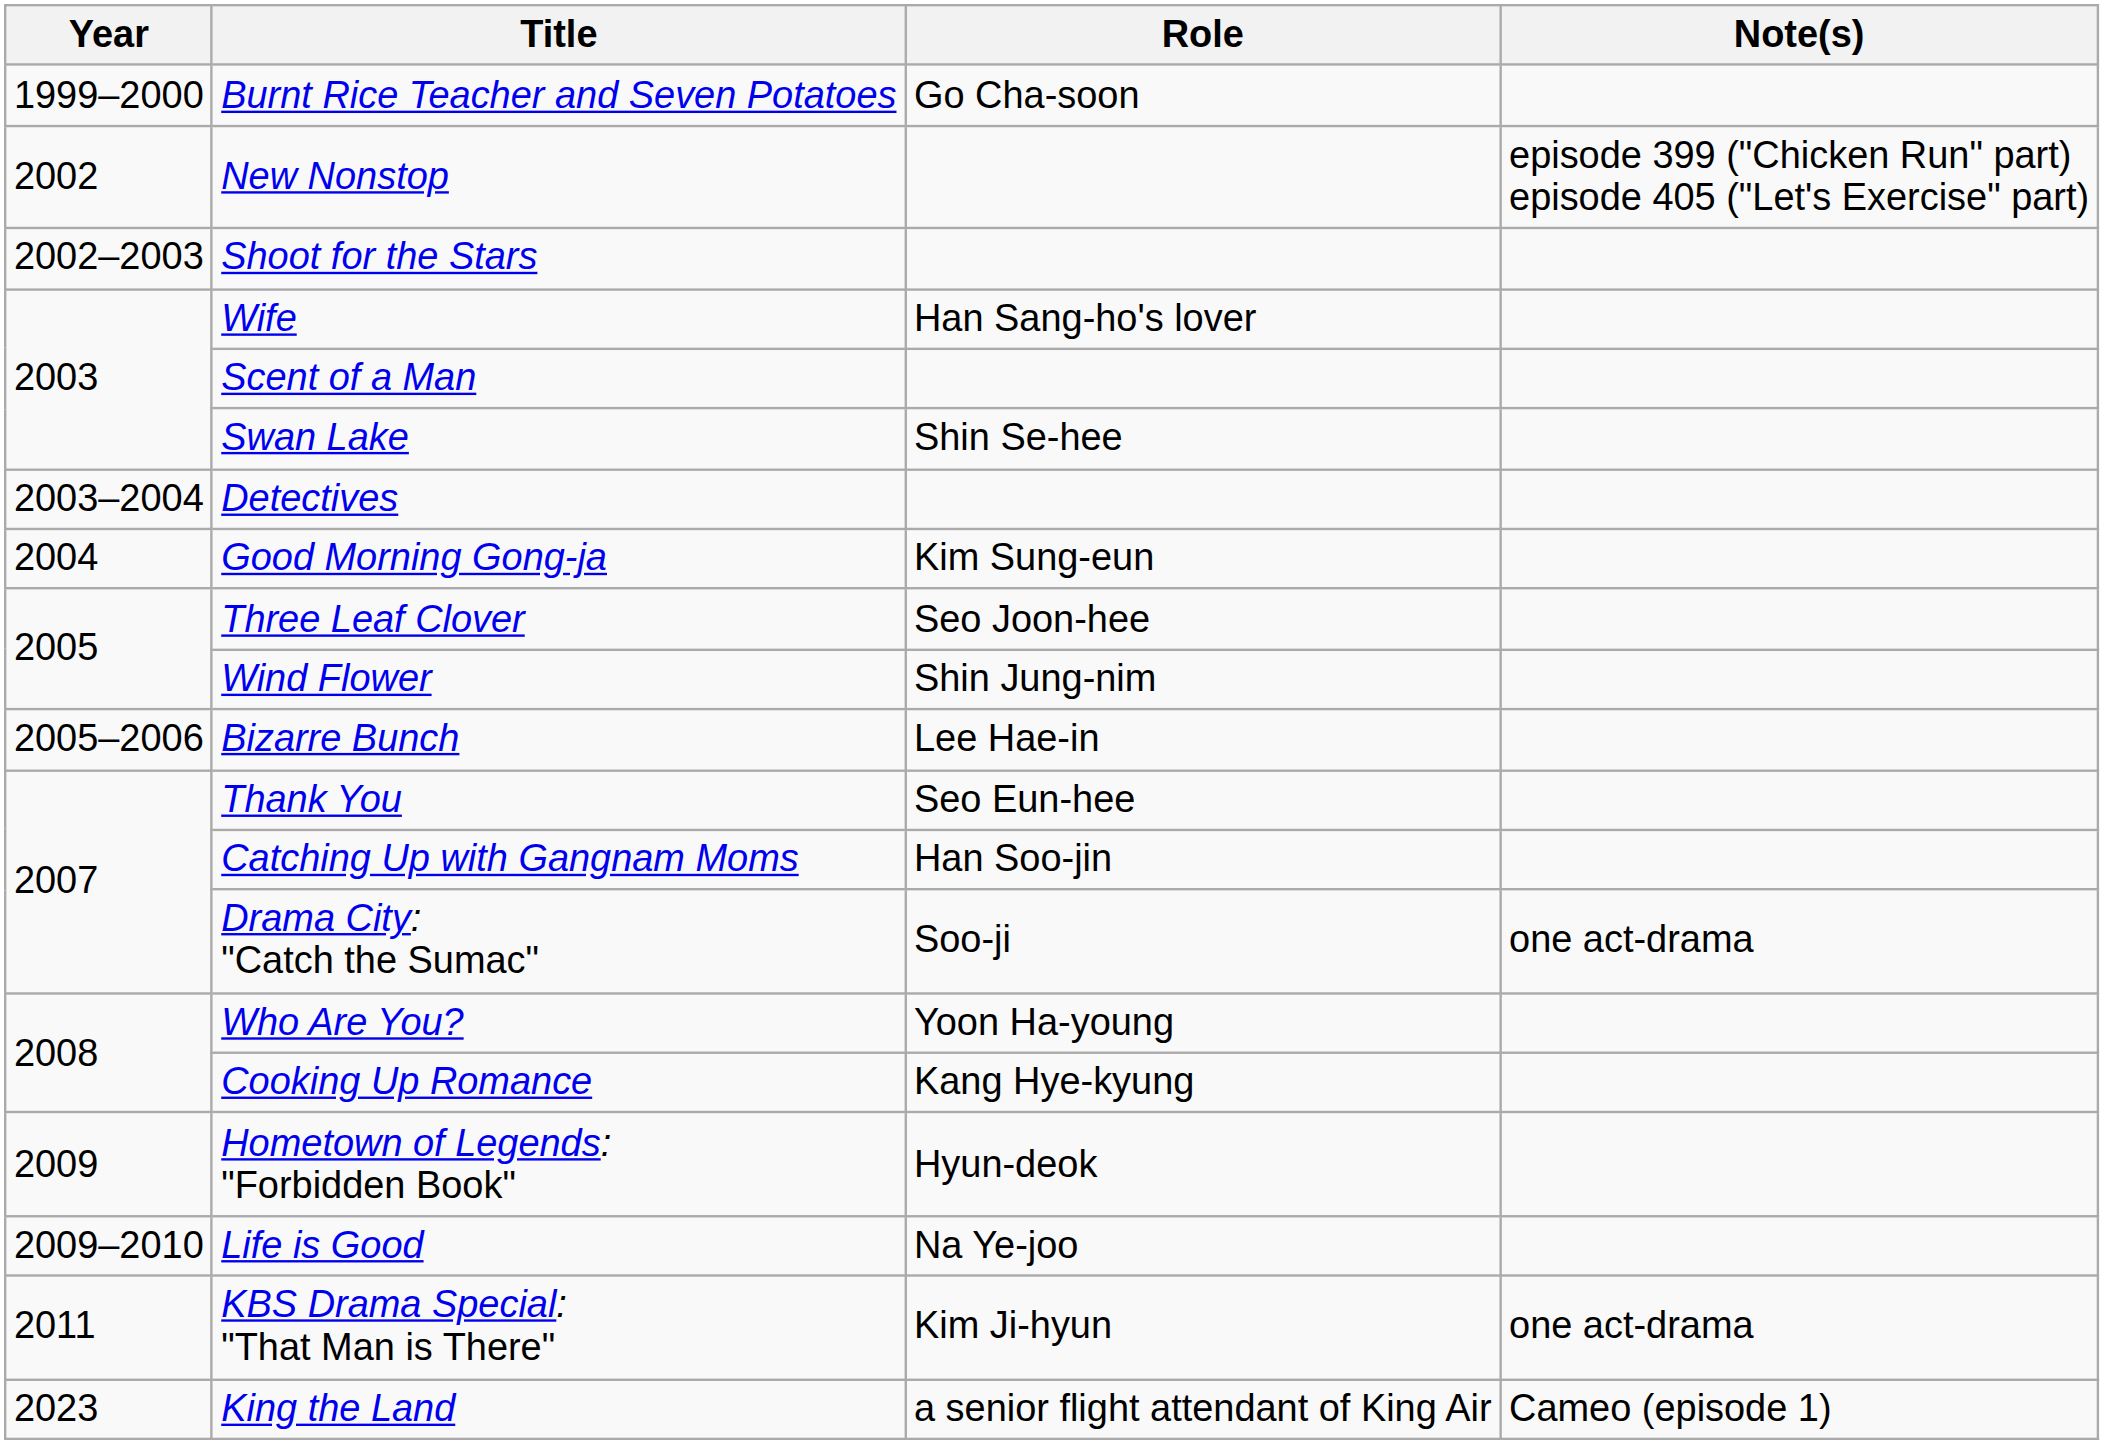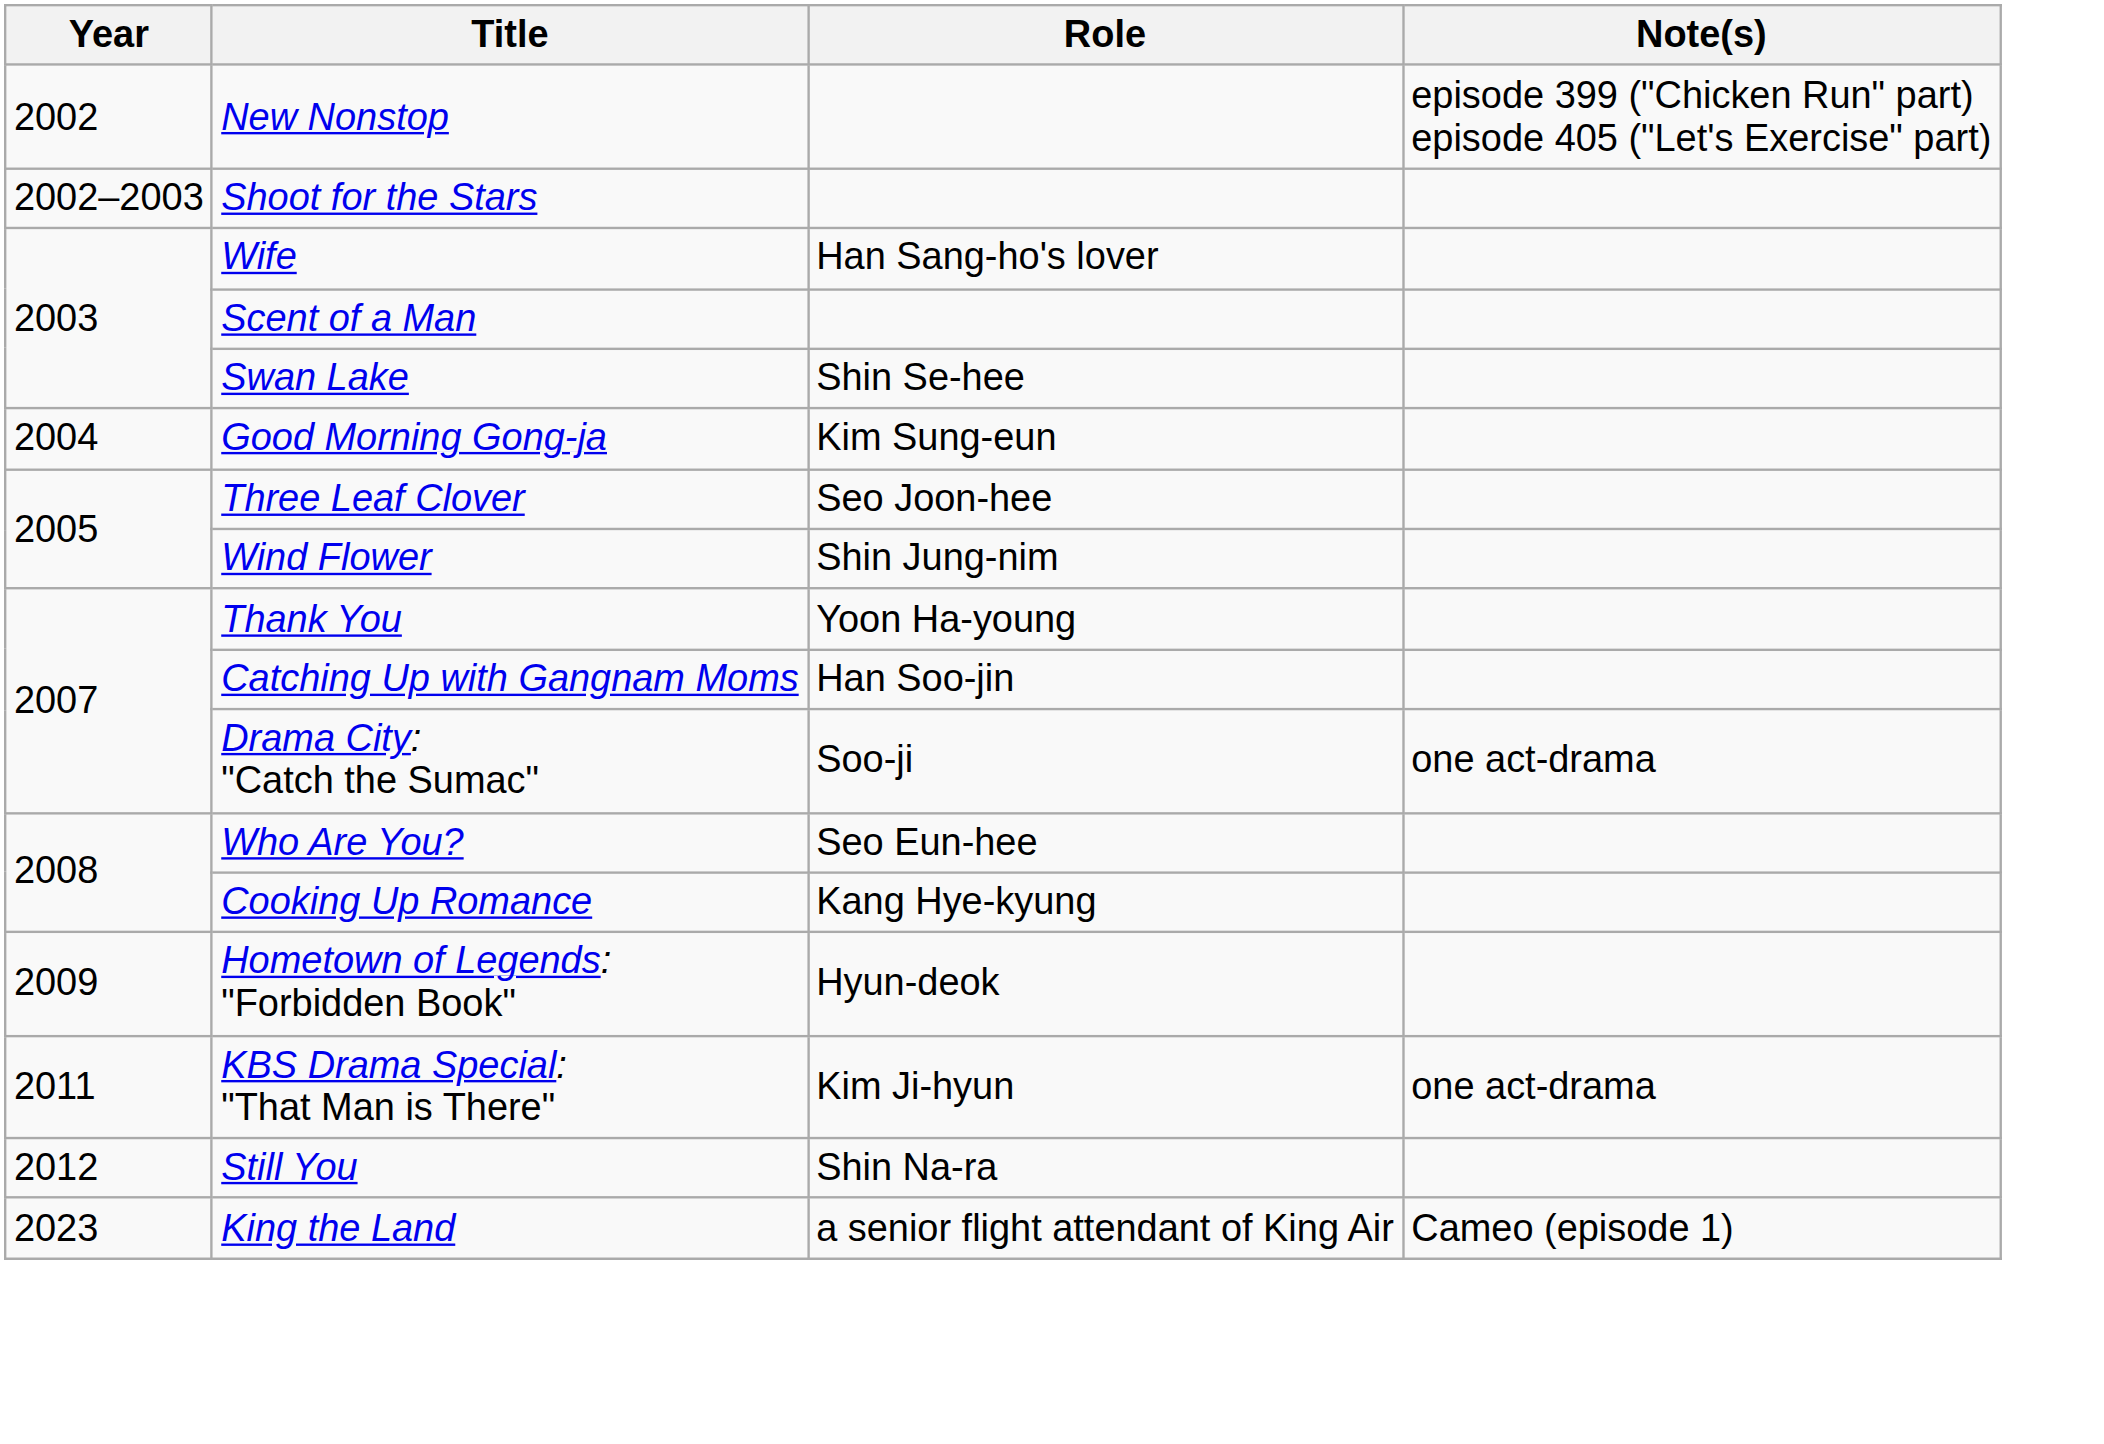- row: (559, 94)
- row: (310, 498)
- row: (340, 738)
(1025, 798) Seo Eun-hee -> (946, 618) Yoon Ha-young
(1044, 1021) Yoon Ha-young -> (927, 841) Seo Eun-hee
- row: (322, 1245)
+ row: (289, 1167)
